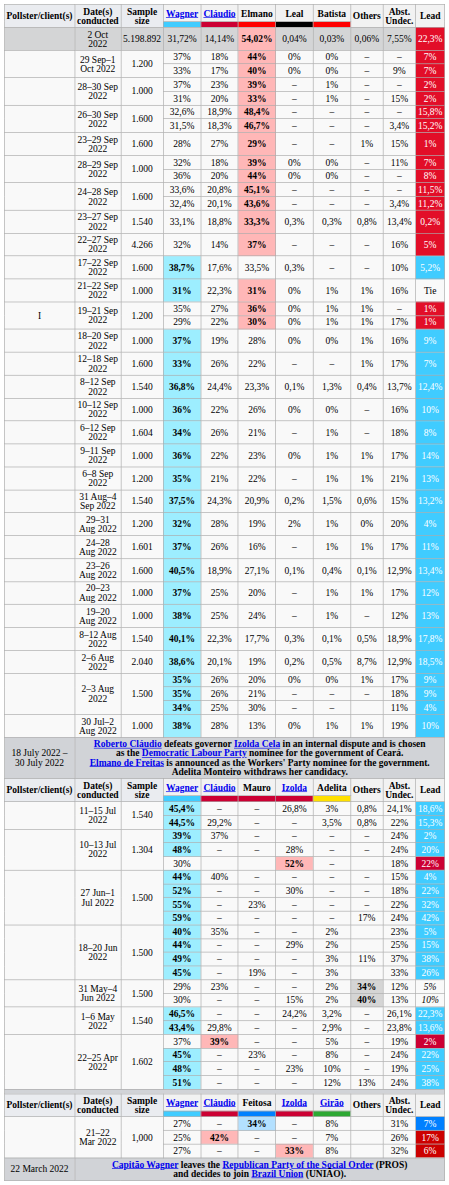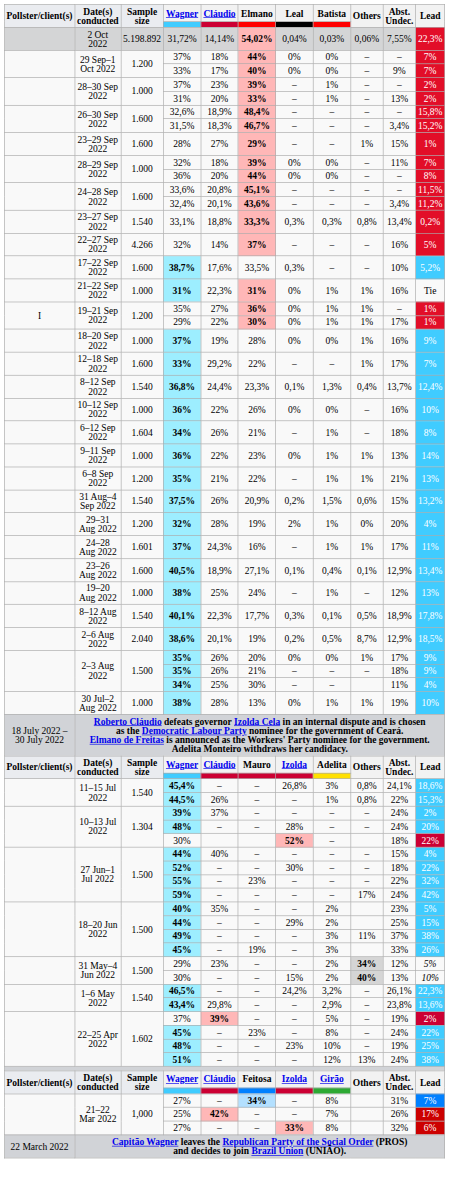(399, 99) 15% -> (399, 99) 13%
(219, 364) 26% -> (219, 364) 29,2%
(399, 456) 17% -> (399, 456) 13%
(219, 502) 24,3% -> (219, 502) 26%
(219, 547) 26% -> (219, 547) 24,3%
- row: (98, 593)
(219, 823) 29,2% -> (219, 800) 26%
(332, 823) 3,5% -> (332, 800) 1%
